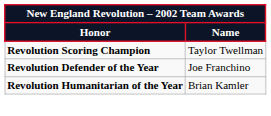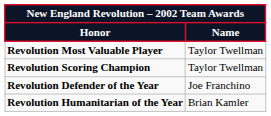+ row: (85, 50)
